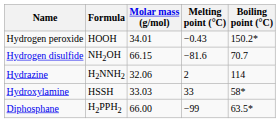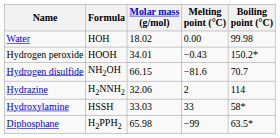+ row: (18, 39)
(141, 108) 66.00 -> (141, 124) 65.98
